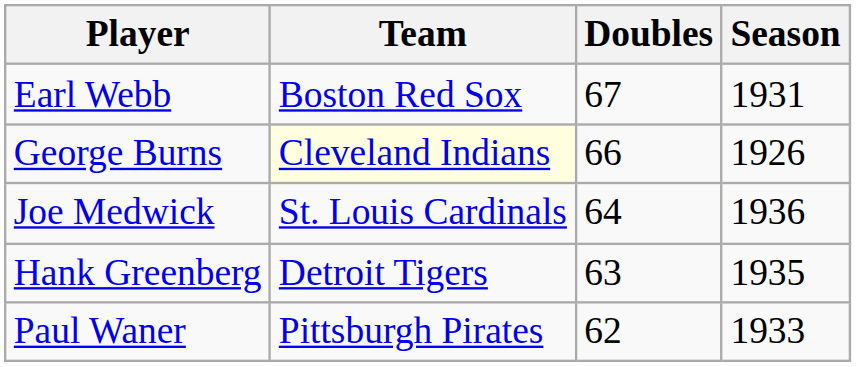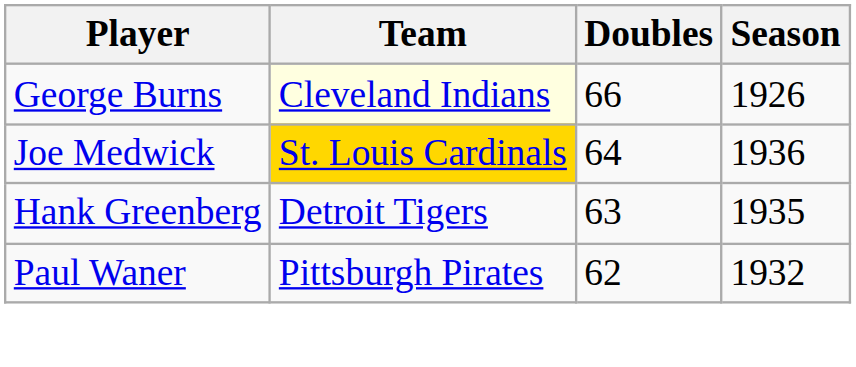- row: (93, 93)
(423, 212) no background -> (423, 152) gold background
(768, 331) 1933 -> (768, 271) 1932
